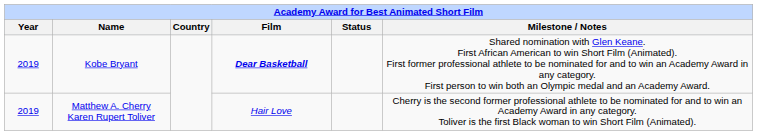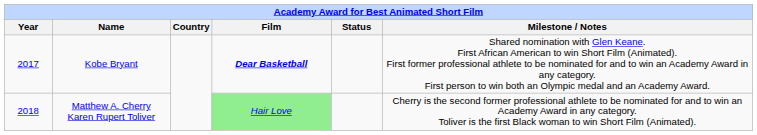(28, 64) 2019 -> (28, 64) 2017
(28, 111) 2019 -> (28, 111) 2018
(271, 111) no background -> (271, 111) lightgreen background
